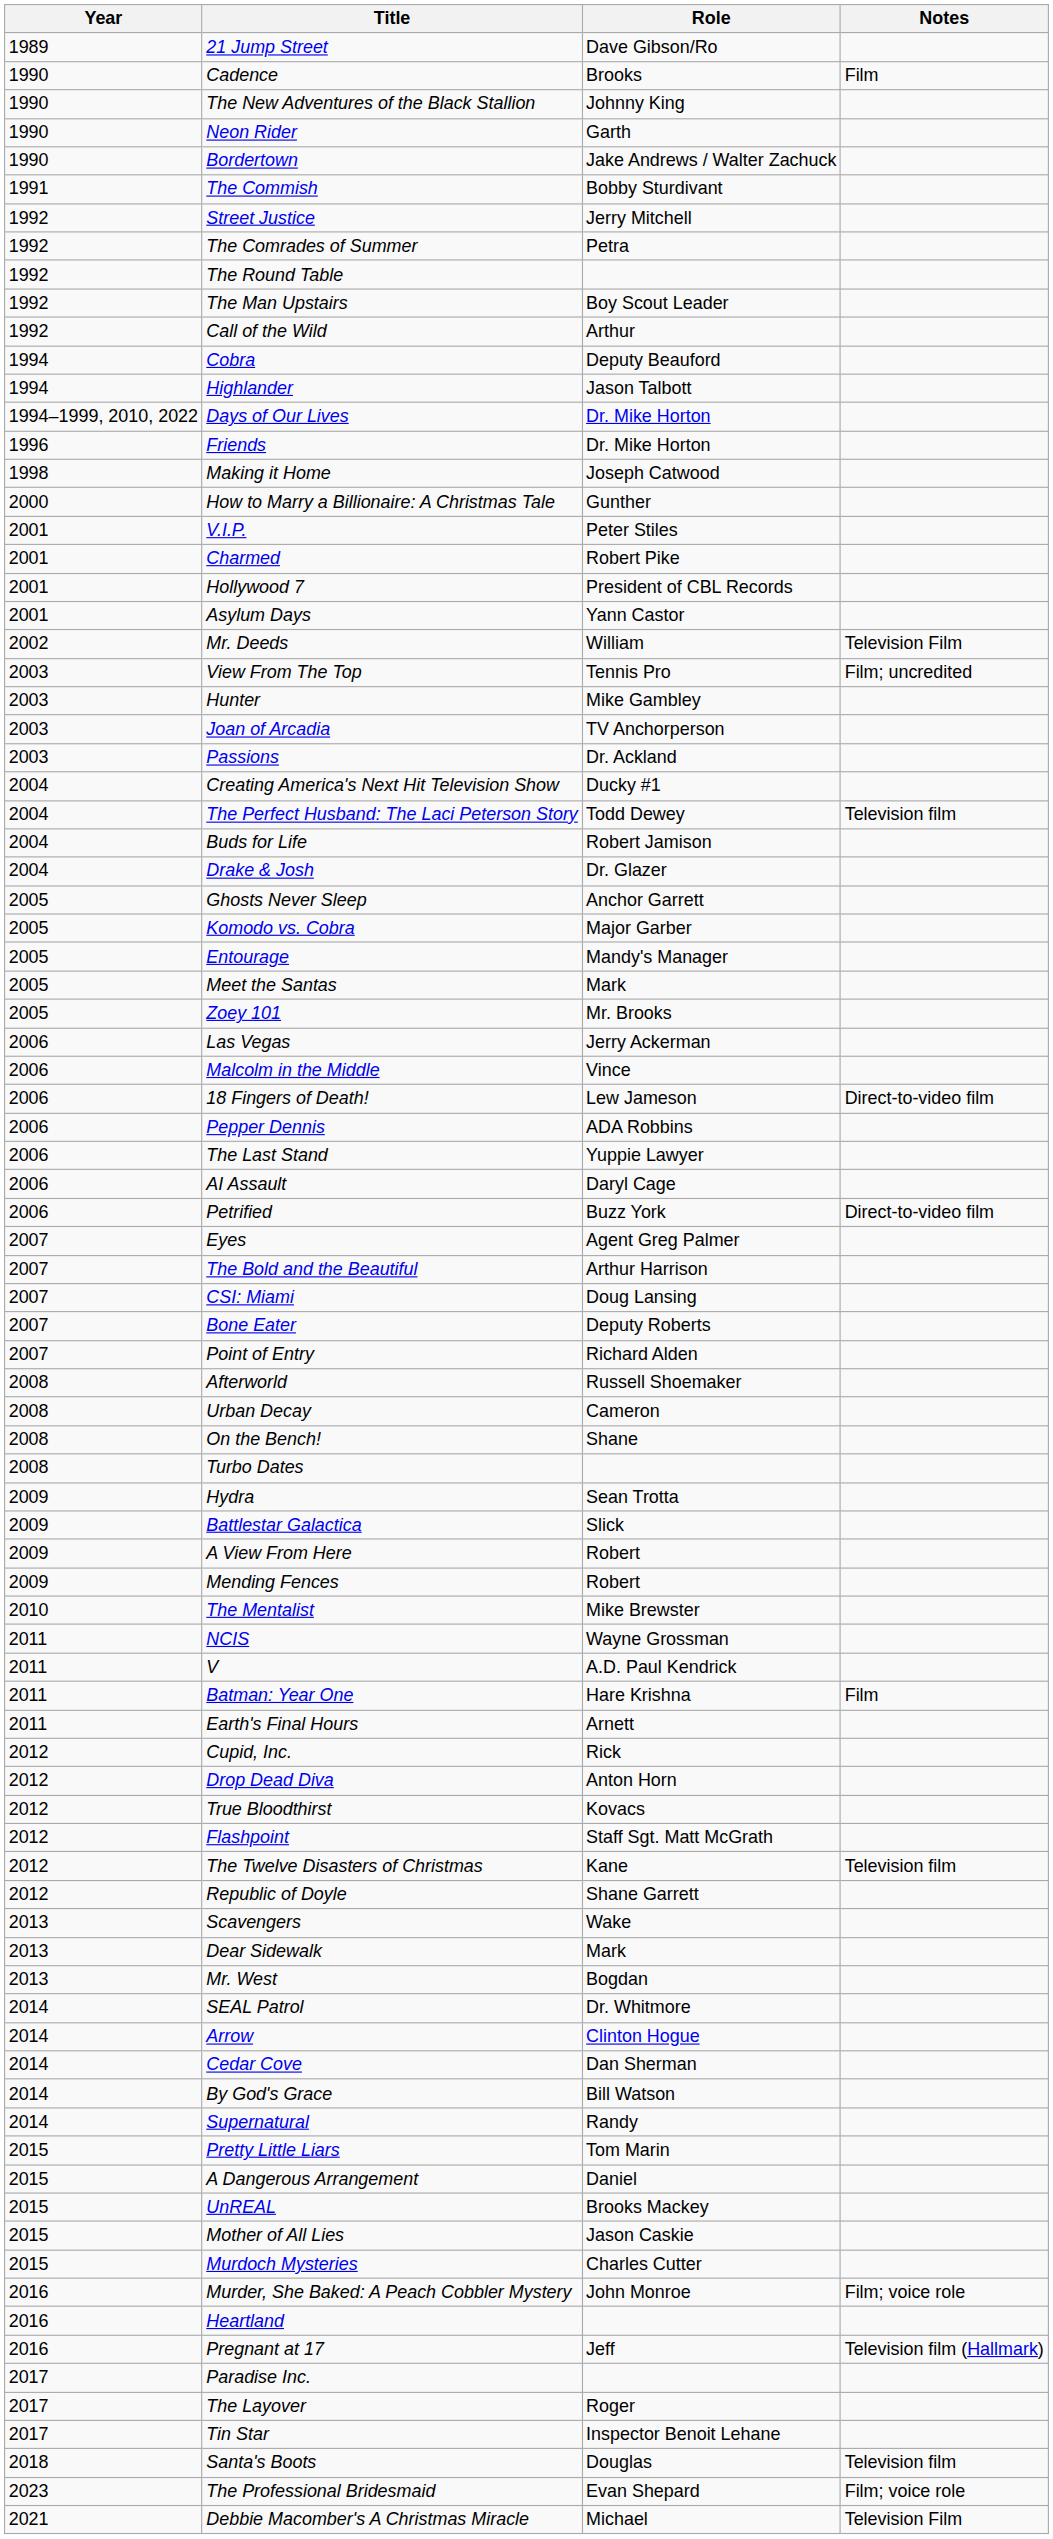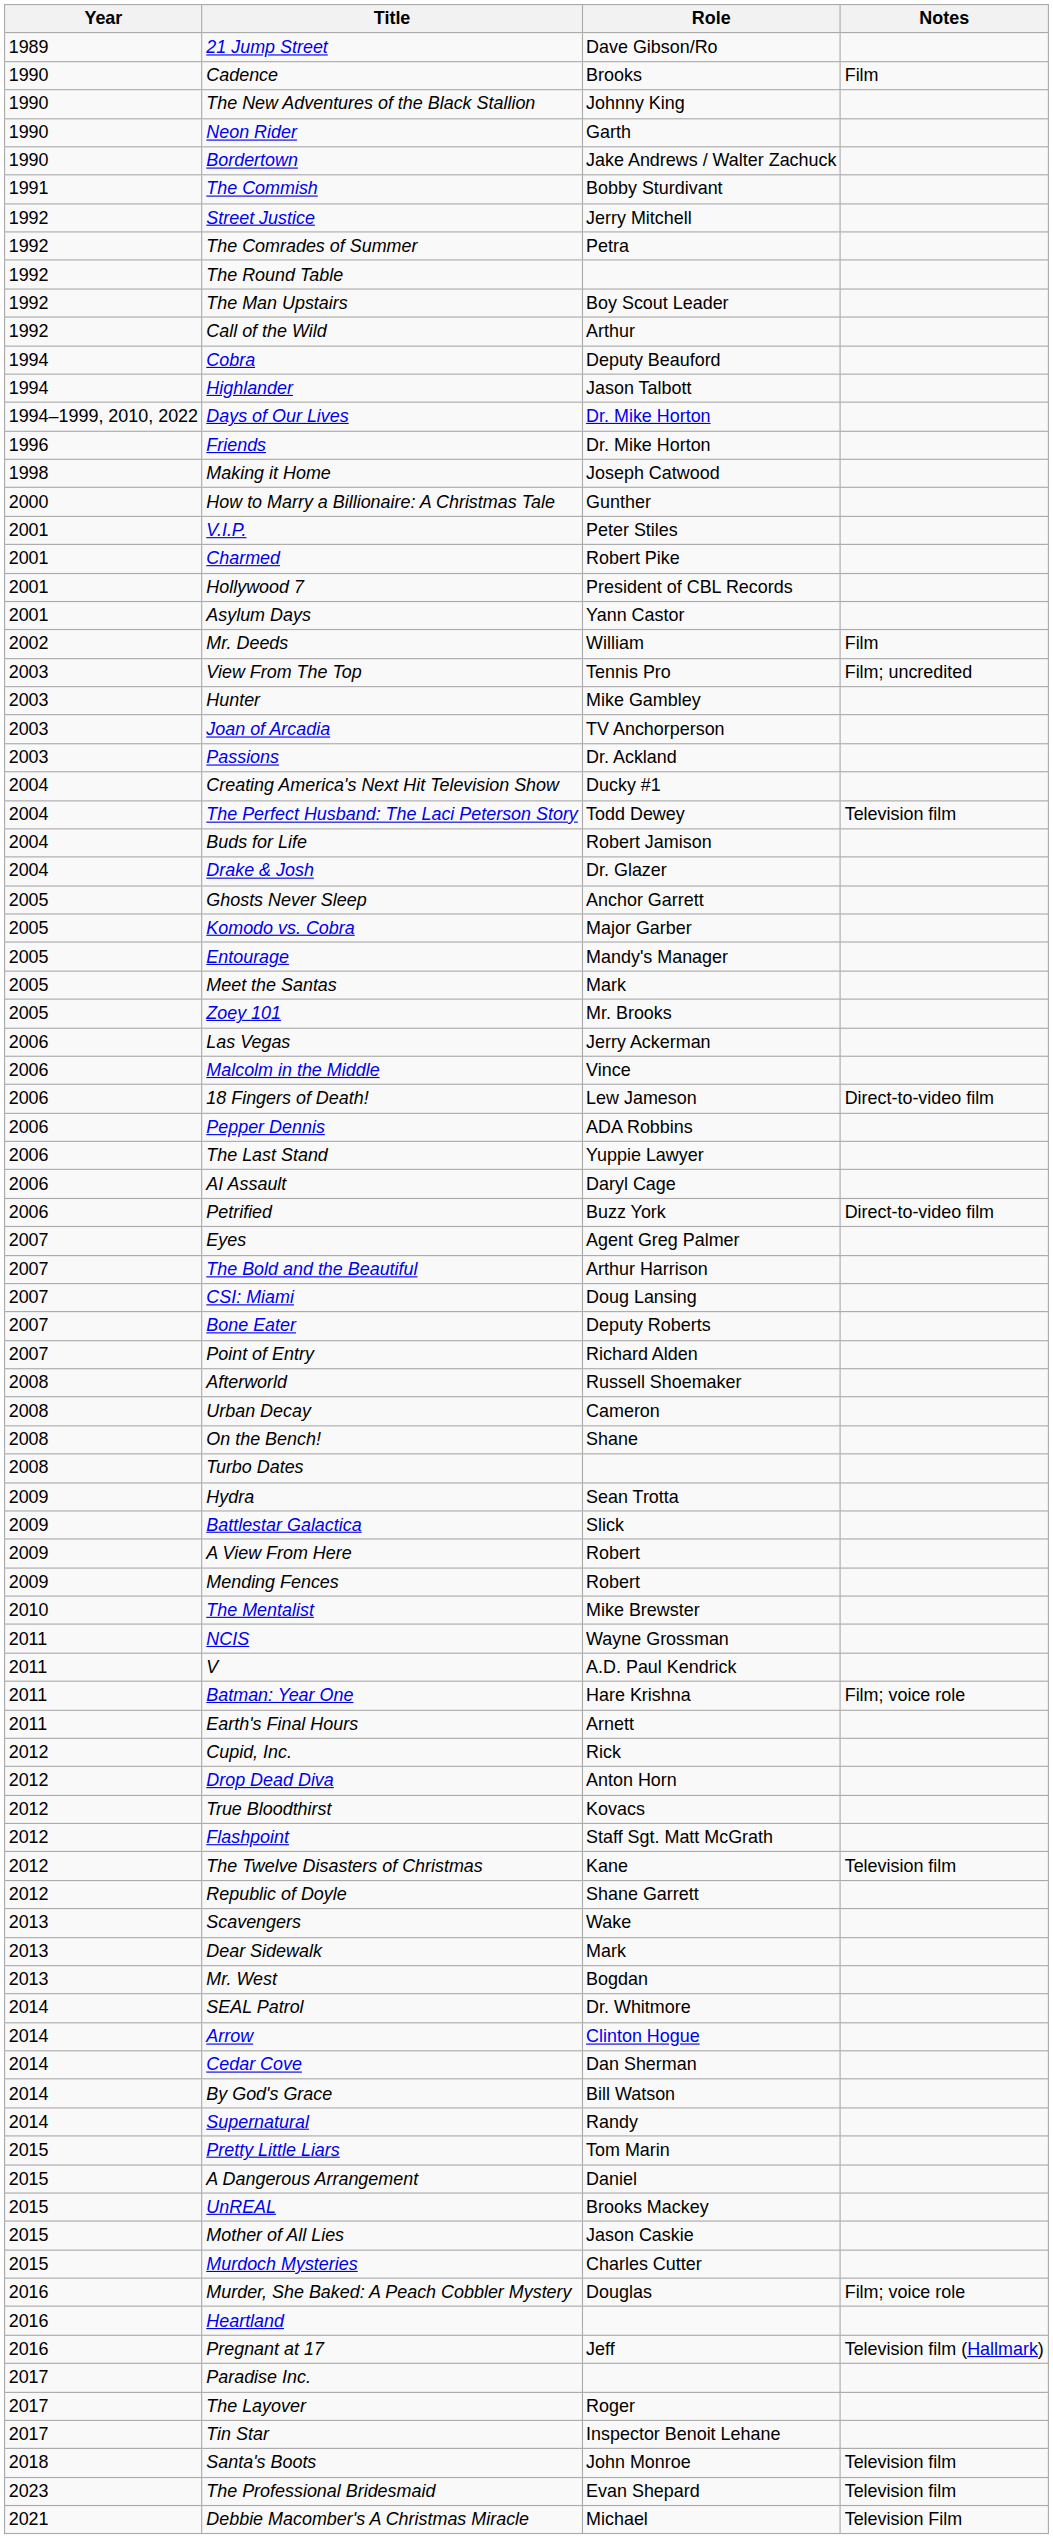(903, 643) Television Film -> (862, 643) Film
(862, 1695) Film -> (905, 1695) Film; voice role
(638, 2292) John Monroe -> (619, 2292) Douglas
(619, 2462) Douglas -> (638, 2462) John Monroe
(905, 2491) Film; voice role -> (900, 2491) Television film
